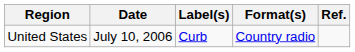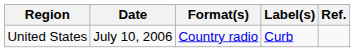columns swapped: (275, 15) <-> (204, 15)
